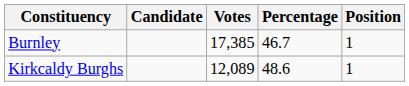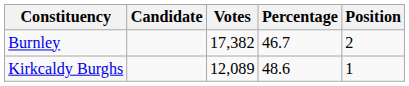(232, 42) 17,385 -> (232, 42) 17,382
(349, 42) 1 -> (349, 42) 2
